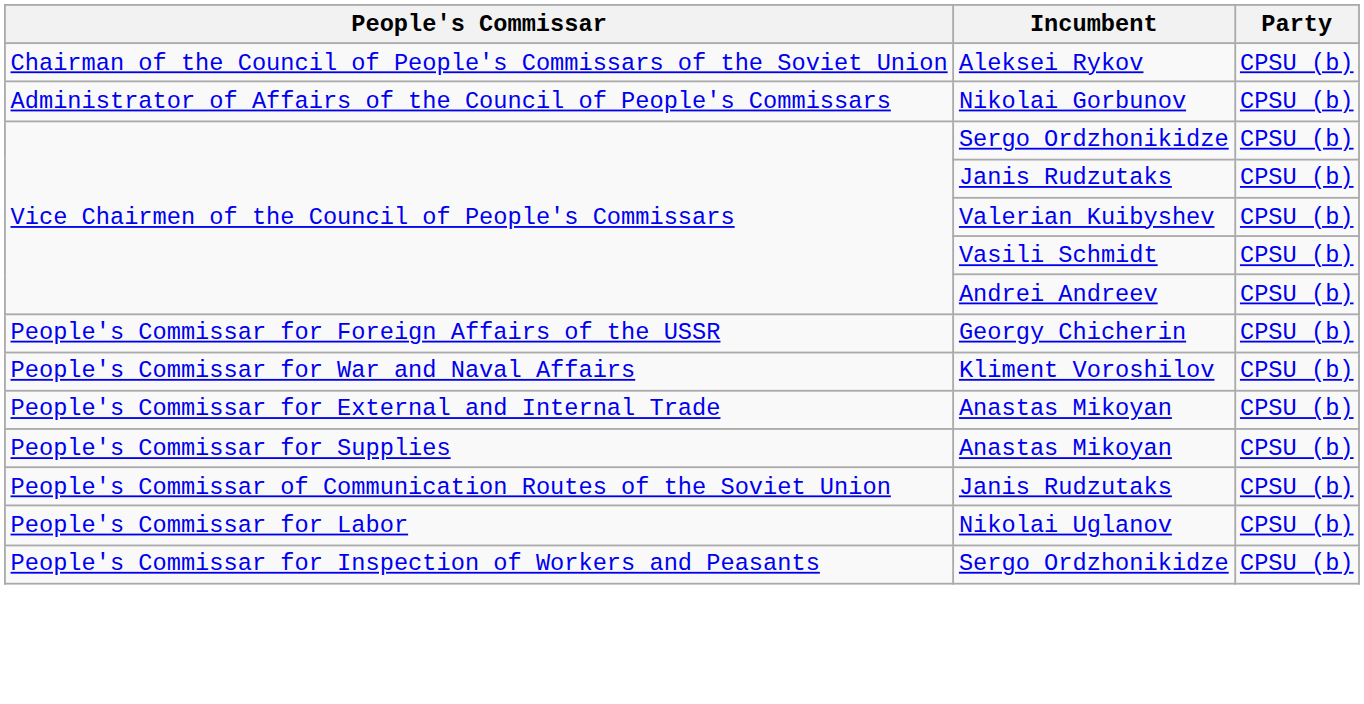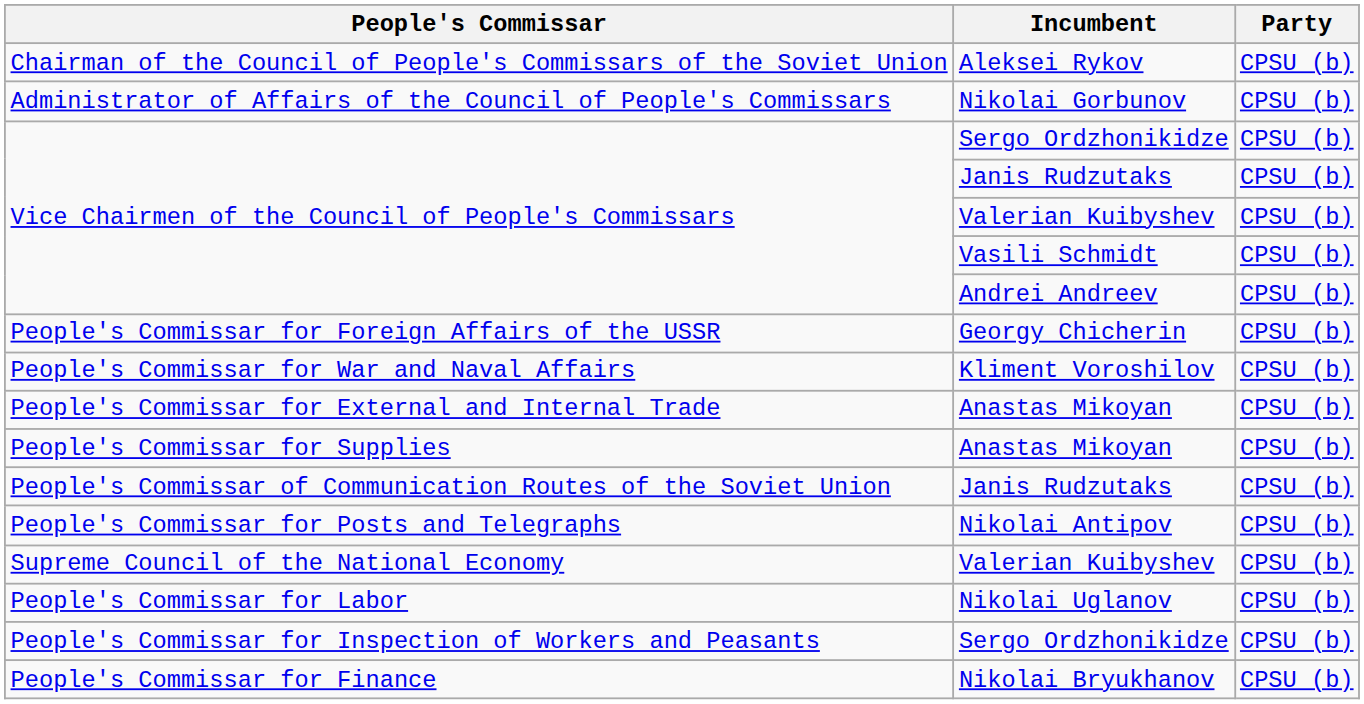+ row: (316, 525)
+ row: (287, 564)
+ row: (224, 680)
